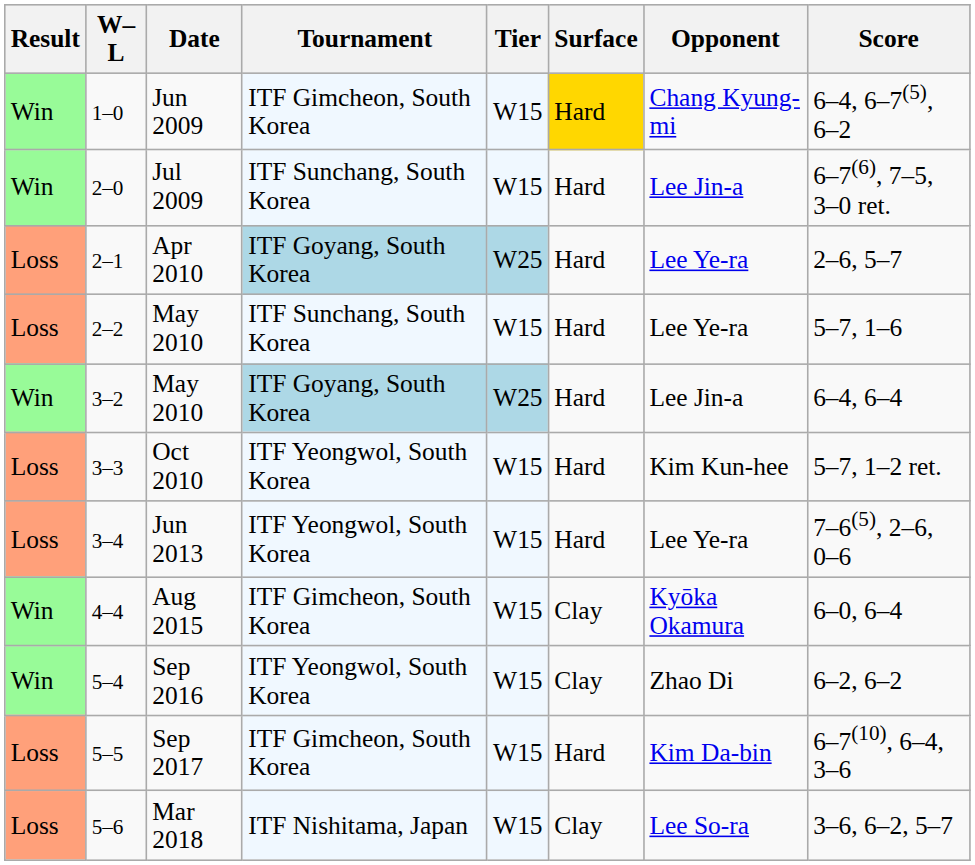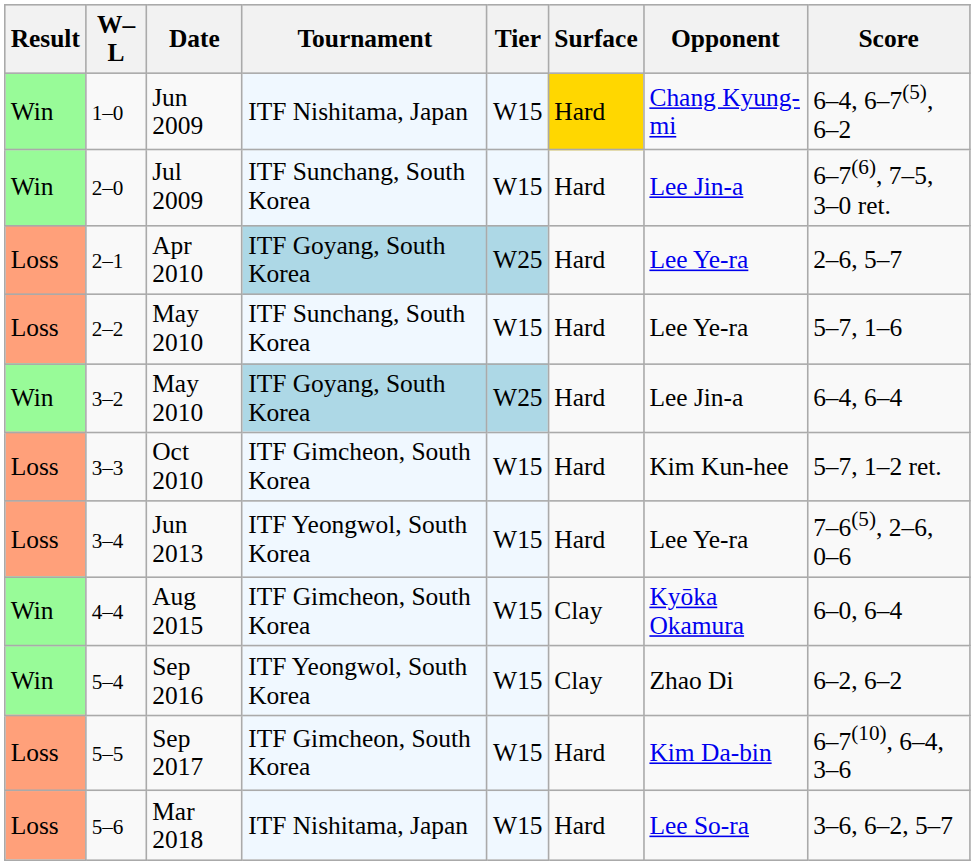(359, 111) ITF Gimcheon, South Korea -> (358, 111) ITF Nishitama, Japan
(358, 466) ITF Yeongwol, South Korea -> (359, 466) ITF Gimcheon, South Korea
(578, 825) Clay -> (580, 825) Hard
